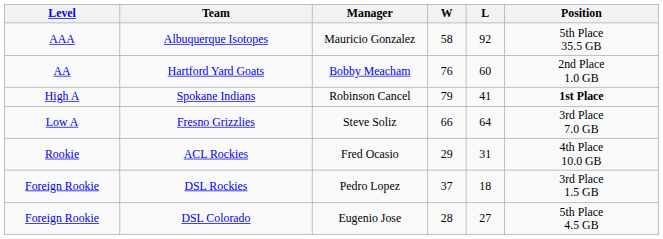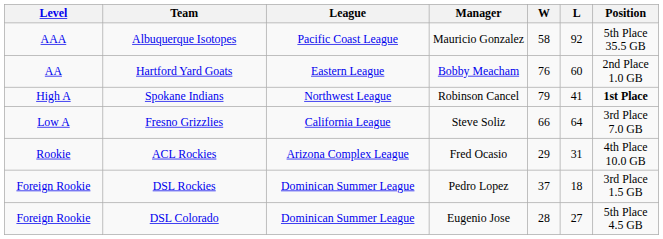+ column: (348, 13)
